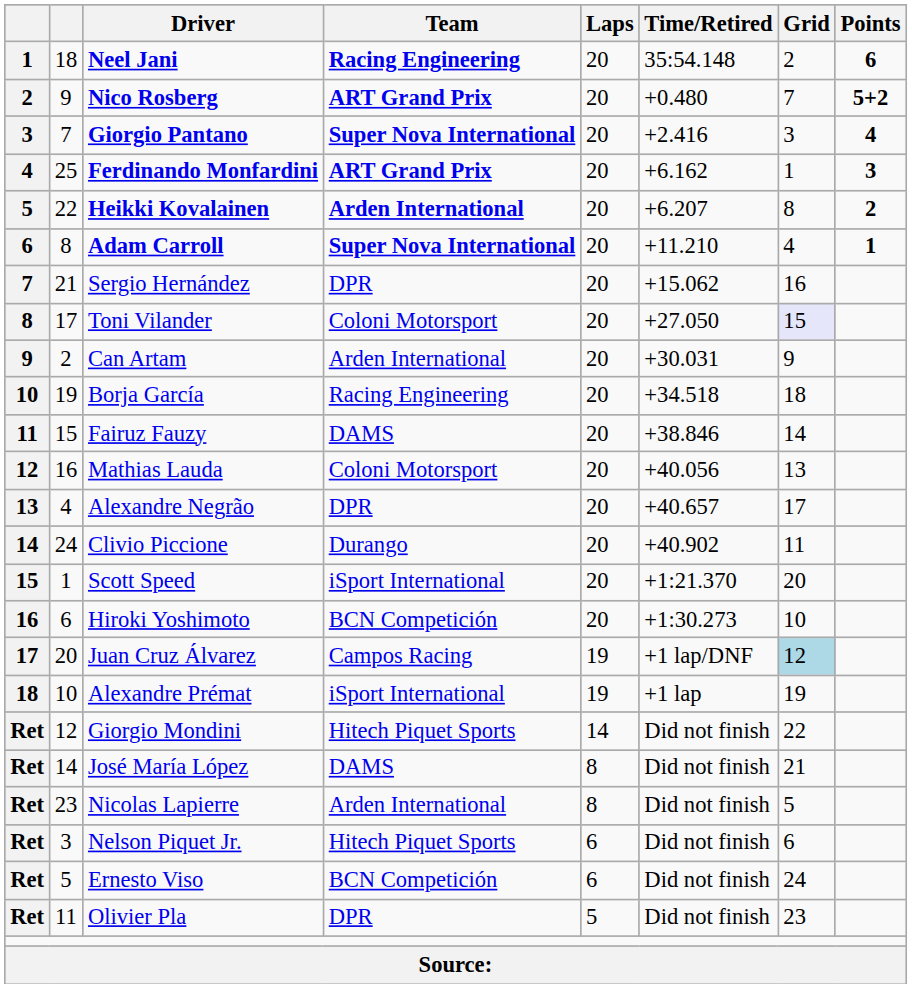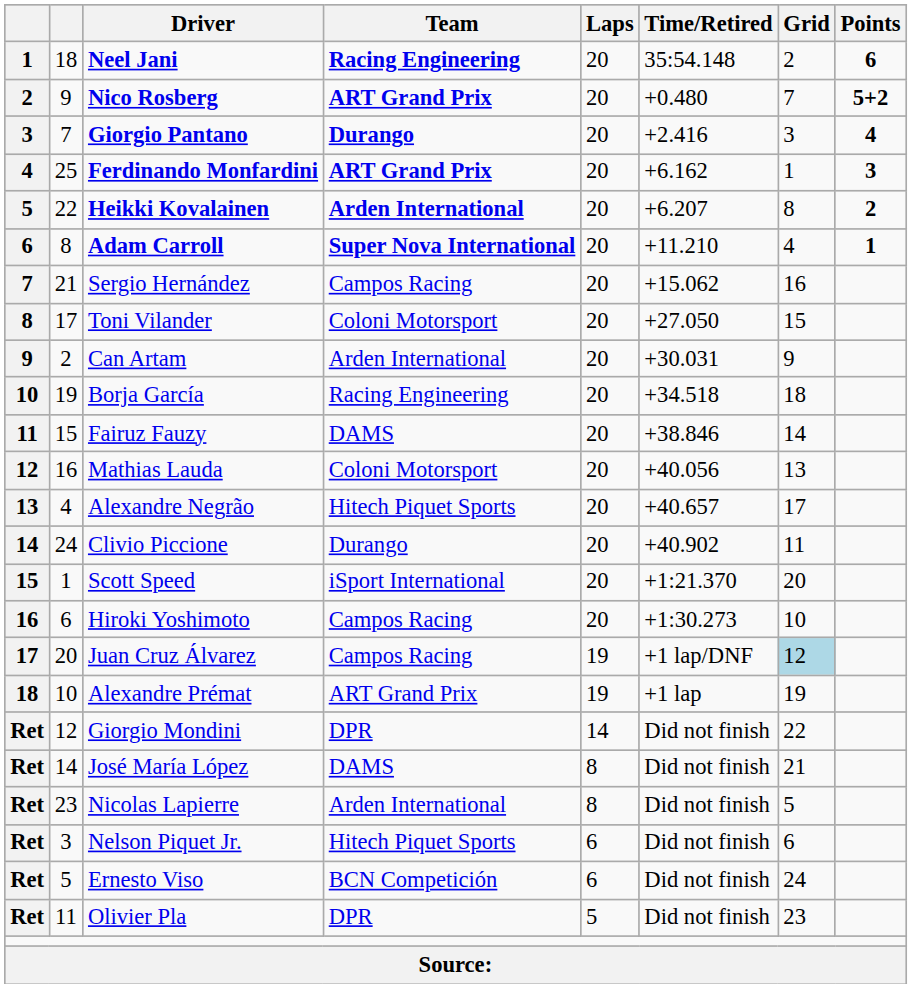(452, 134) Super Nova International -> (371, 134) Durango
(351, 283) DPR -> (401, 283) Campos Racing
(795, 320) lavender background -> (795, 320) no background
(351, 506) DPR -> (422, 506) Hitech Piquet Sports
(413, 618) BCN Competición -> (401, 618) Campos Racing
(417, 693) iSport International -> (403, 693) ART Grand Prix
(422, 730) Hitech Piquet Sports -> (351, 730) DPR
